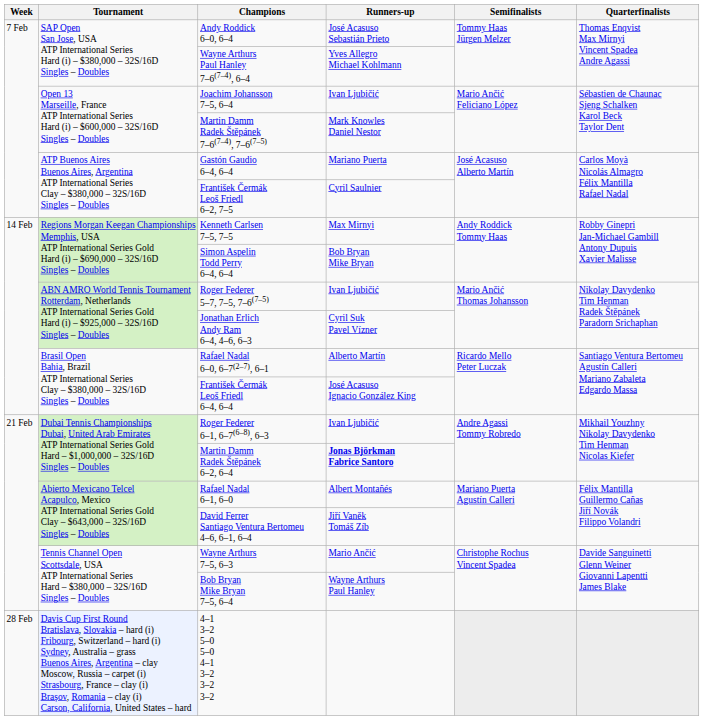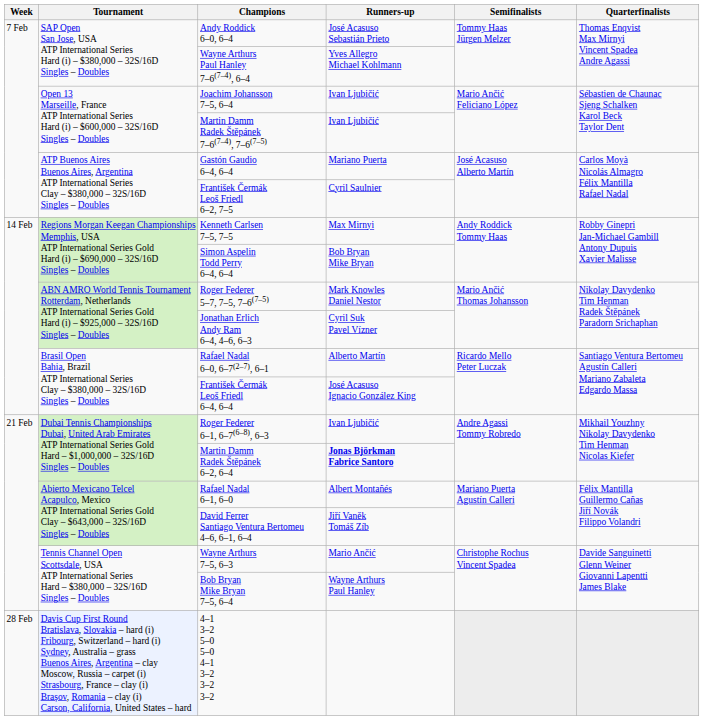(357, 126) Mark Knowles Daniel Nestor -> (354, 121) Ivan Ljubičić
(354, 290) Ivan Ljubičić -> (357, 295) Mark Knowles Daniel Nestor
